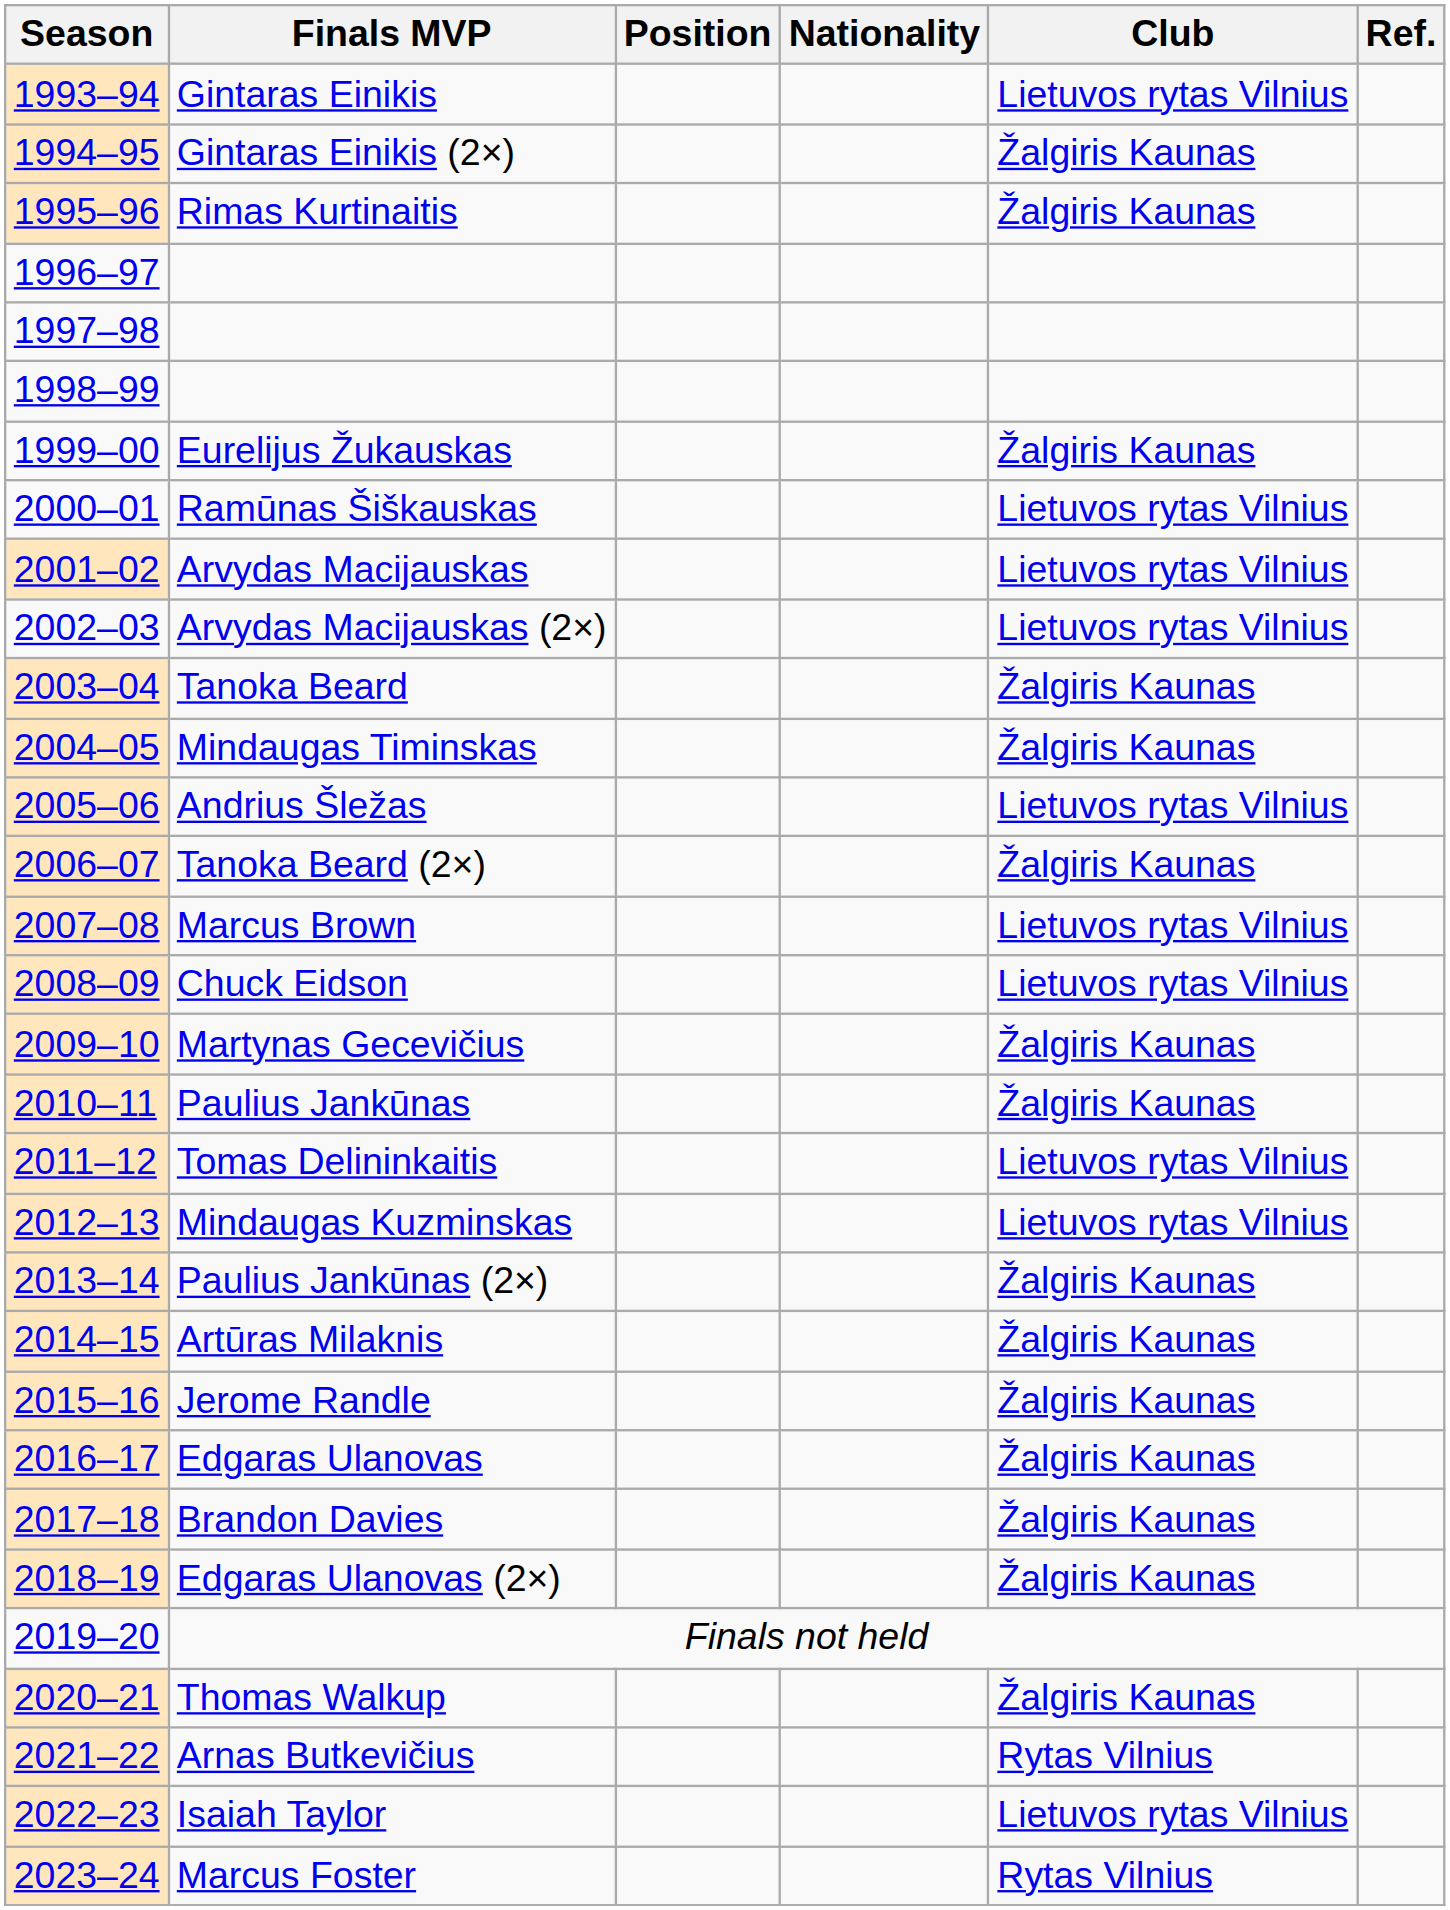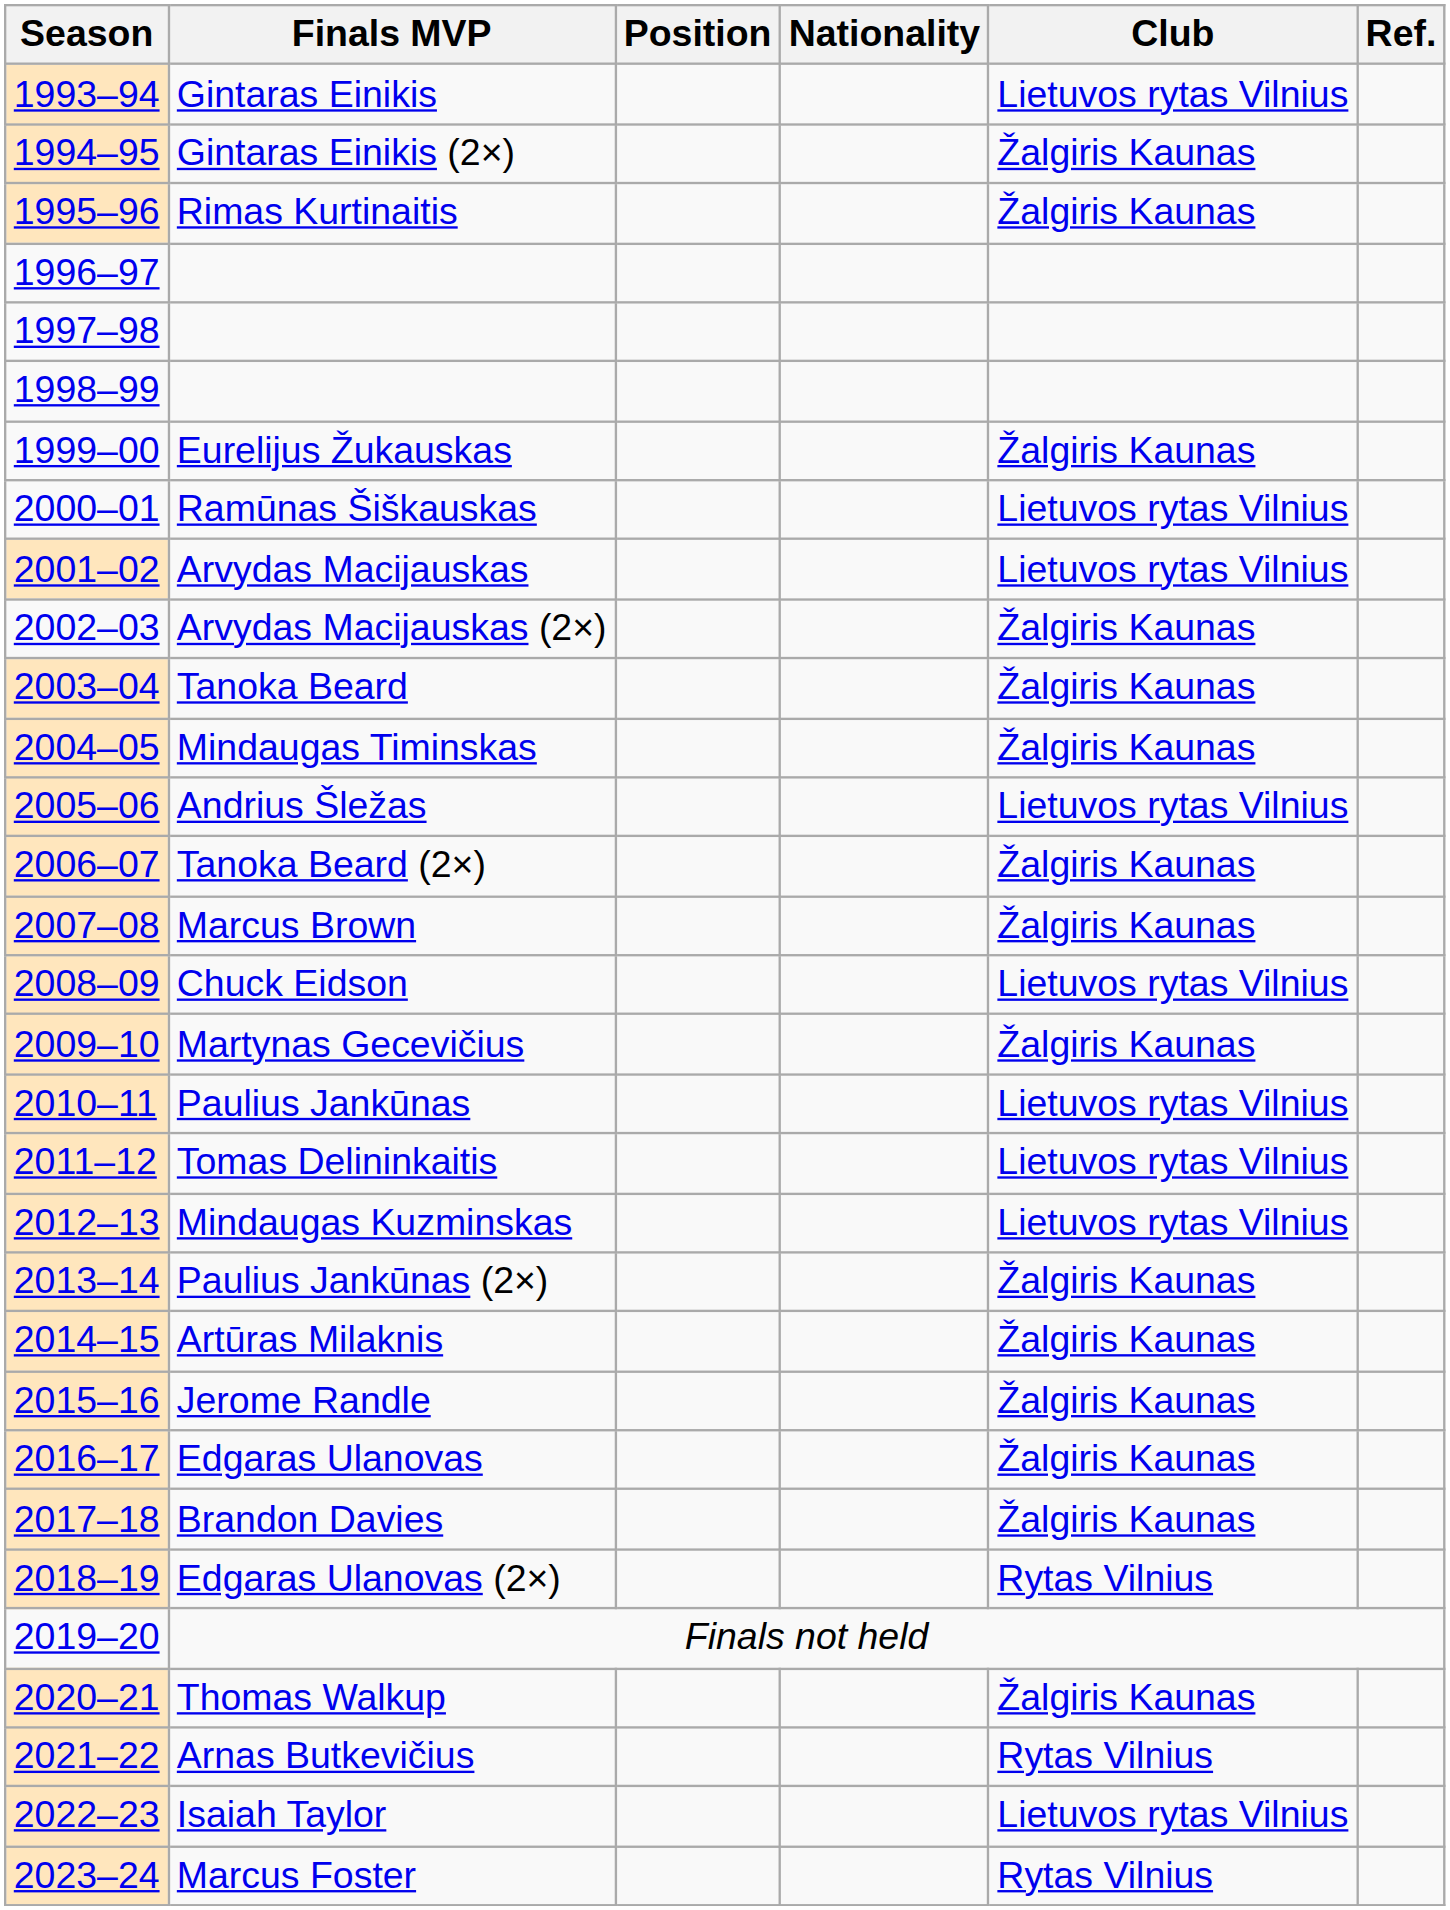(1173, 627) Lietuvos rytas Vilnius -> (1126, 627) Žalgiris Kaunas
(1173, 924) Lietuvos rytas Vilnius -> (1126, 924) Žalgiris Kaunas
(1126, 1102) Žalgiris Kaunas -> (1173, 1102) Lietuvos rytas Vilnius
(1126, 1578) Žalgiris Kaunas -> (1105, 1578) Rytas Vilnius
